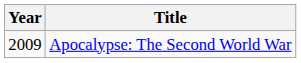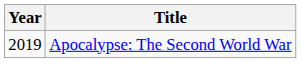(25, 44) 2009 -> (25, 44) 2019
